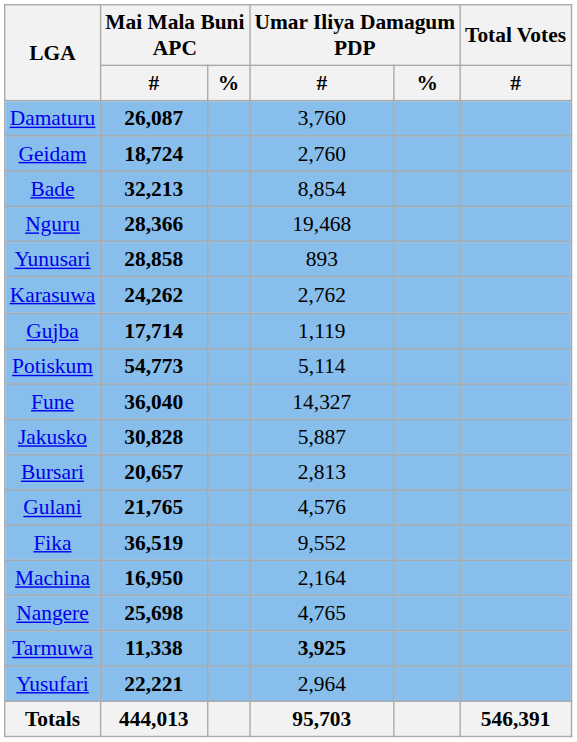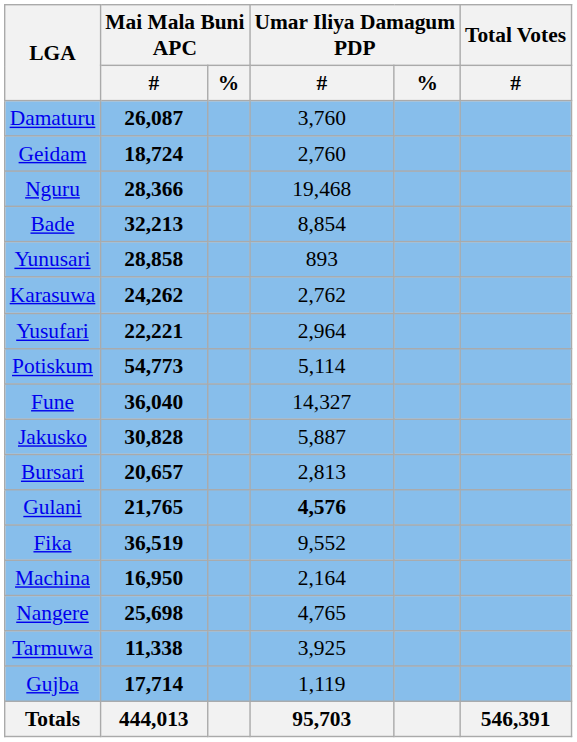rows swapped: (52, 224) <-> (52, 189)
rows swapped: (52, 683) <-> (52, 330)
(322, 507) normal -> (322, 507) bold
(322, 648) bold -> (322, 648) normal
